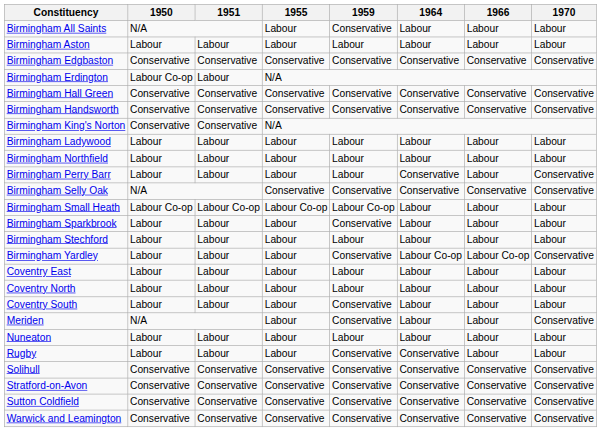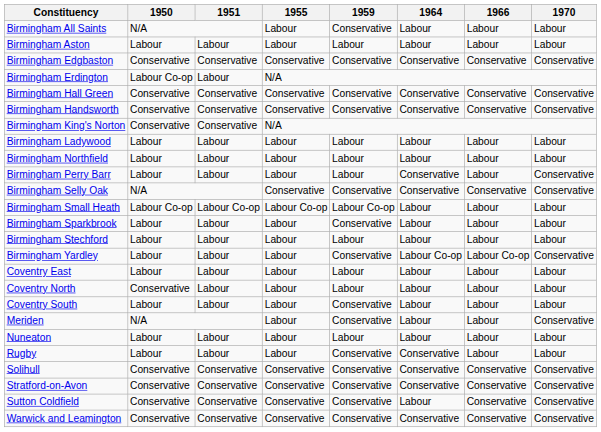(146, 288) Labour -> (160, 288) Conservative
(429, 402) Conservative -> (415, 402) Labour
